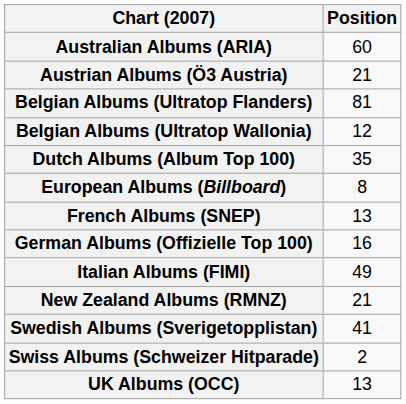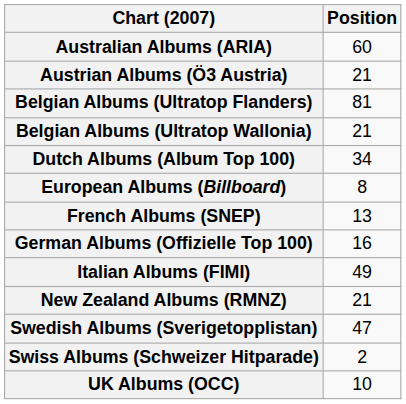(362, 131) 12 -> (362, 131) 21
(362, 159) 35 -> (362, 159) 34
(362, 328) 41 -> (362, 328) 47
(362, 384) 13 -> (362, 384) 10
